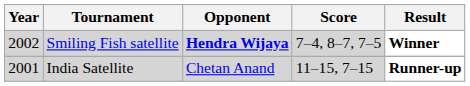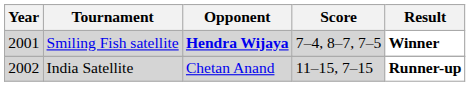(24, 43) 2002 -> (24, 43) 2001
(24, 69) 2001 -> (24, 69) 2002
